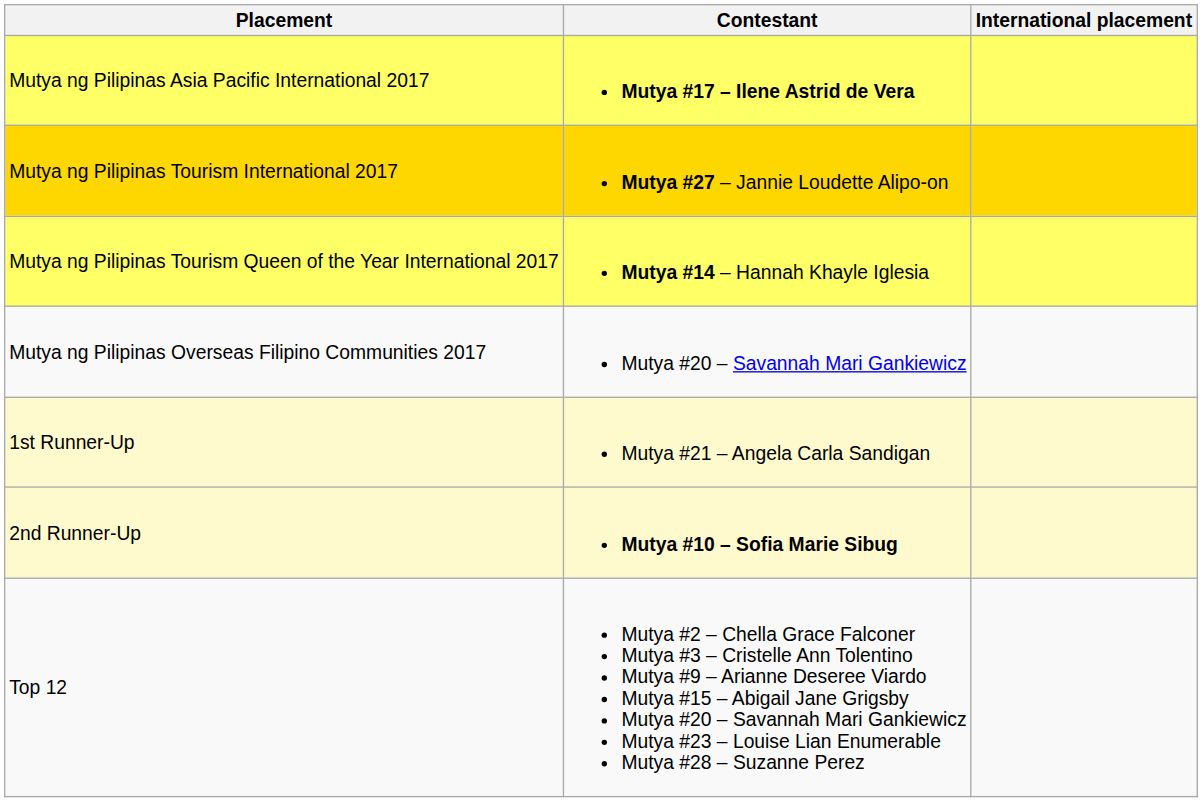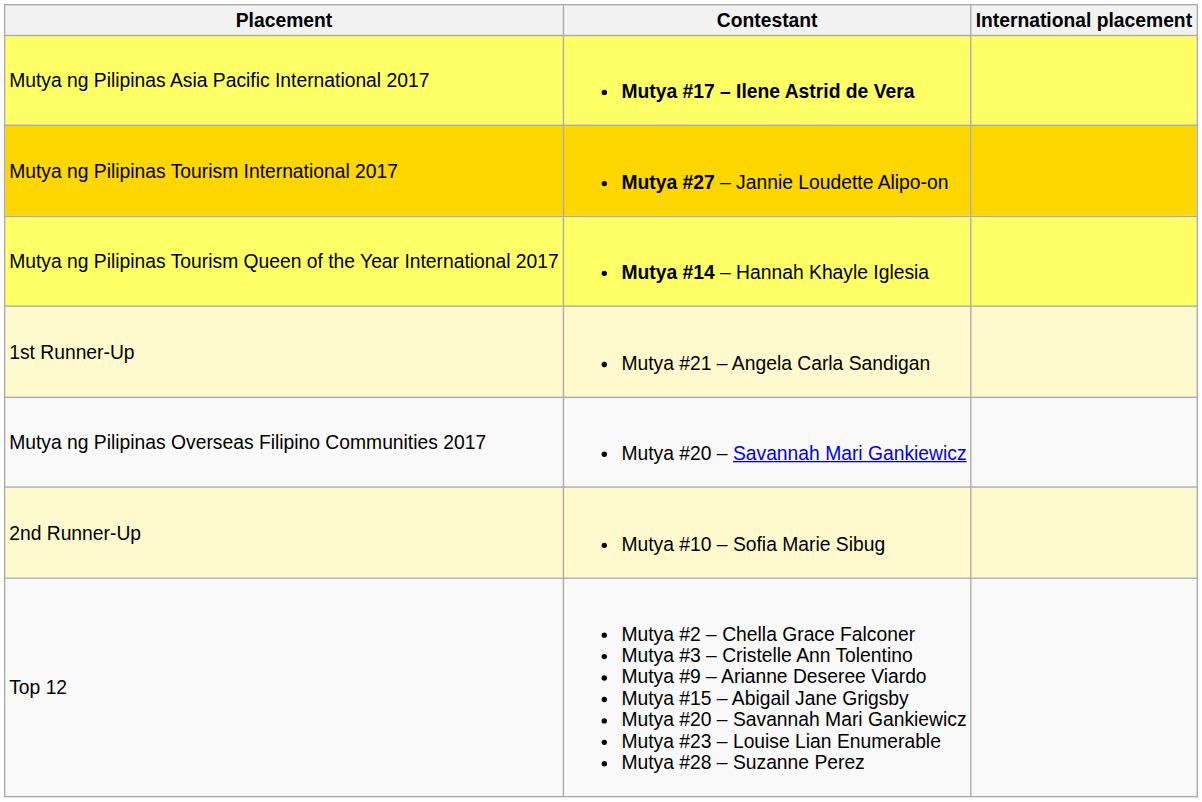rows swapped: (248, 352) <-> (72, 443)
(767, 544) bold -> (767, 544) normal
